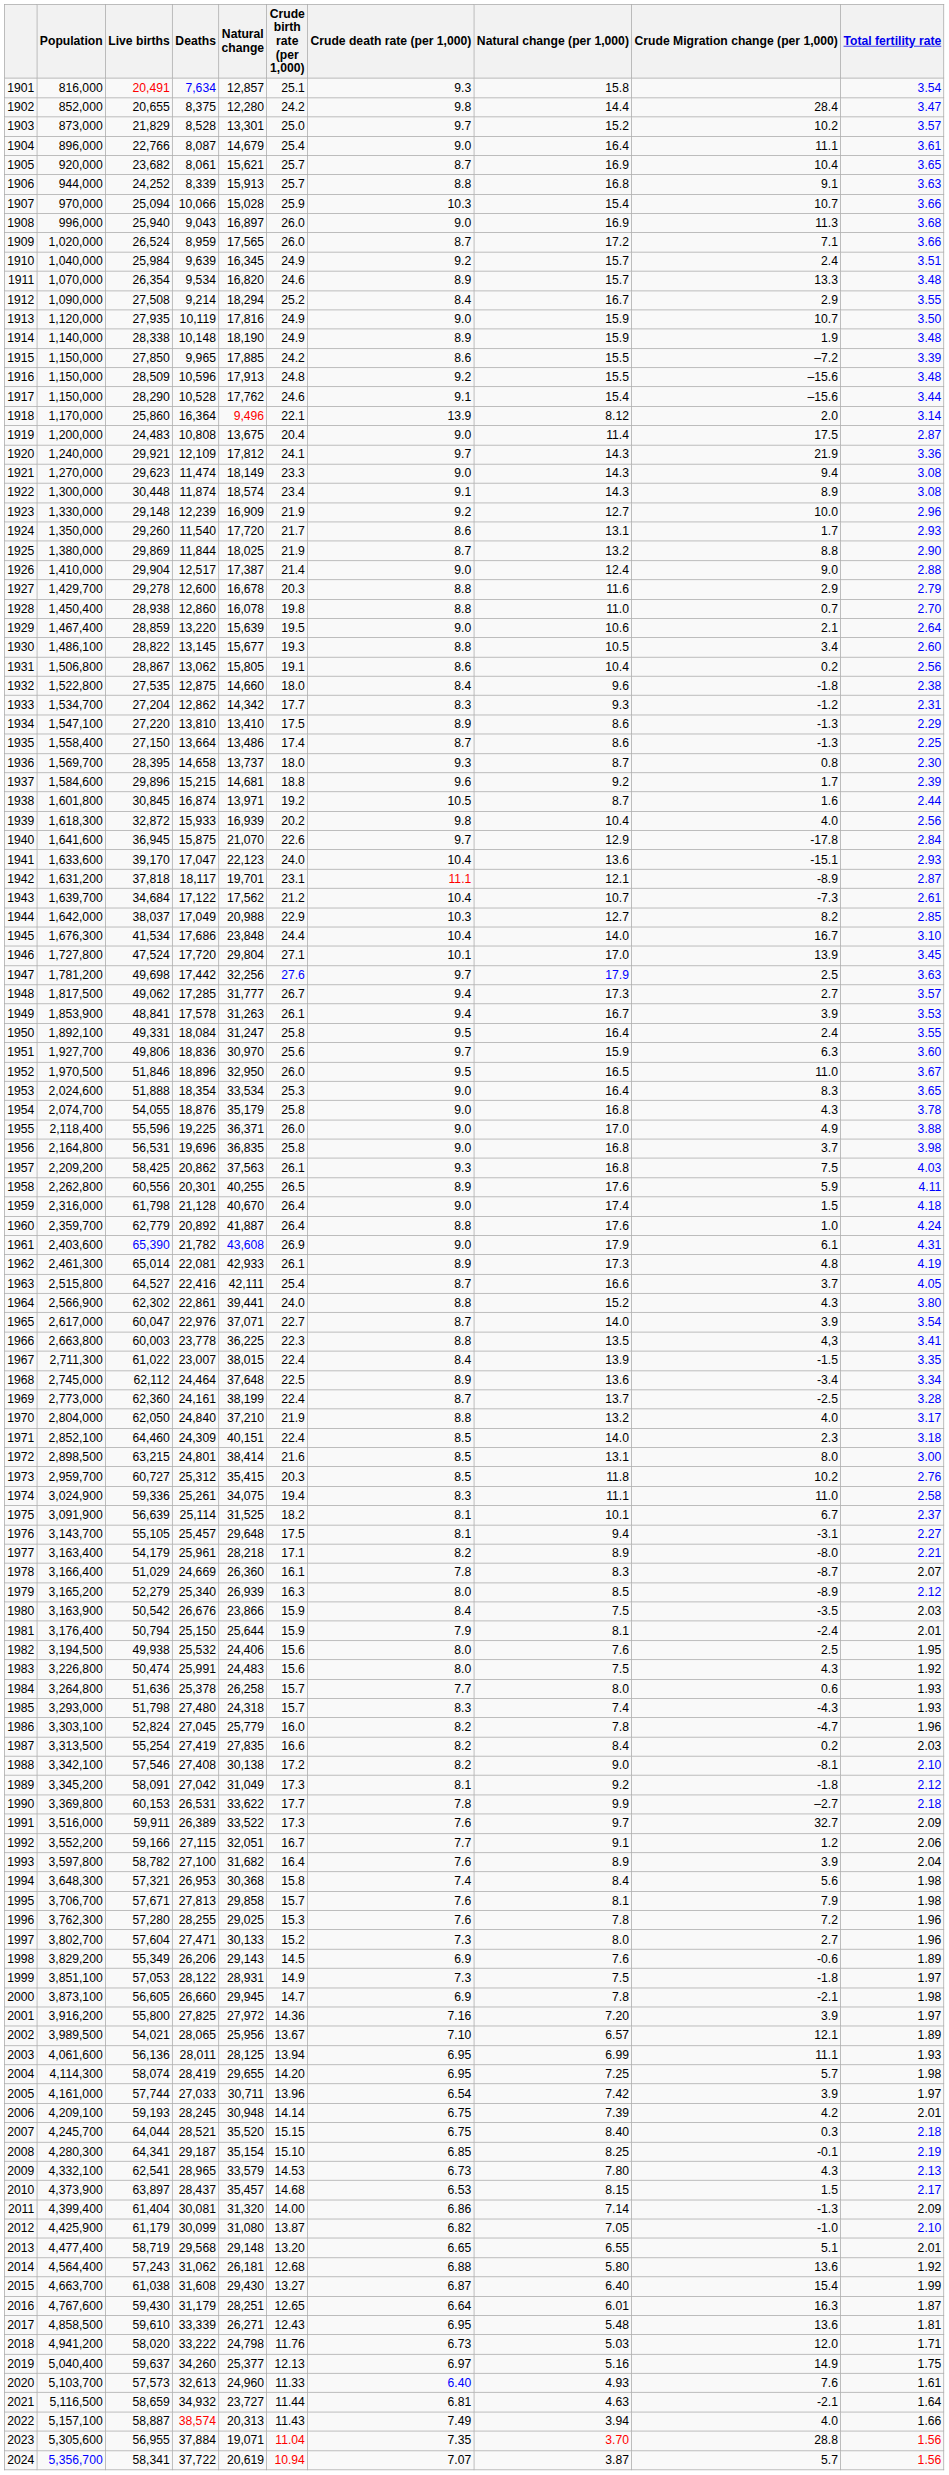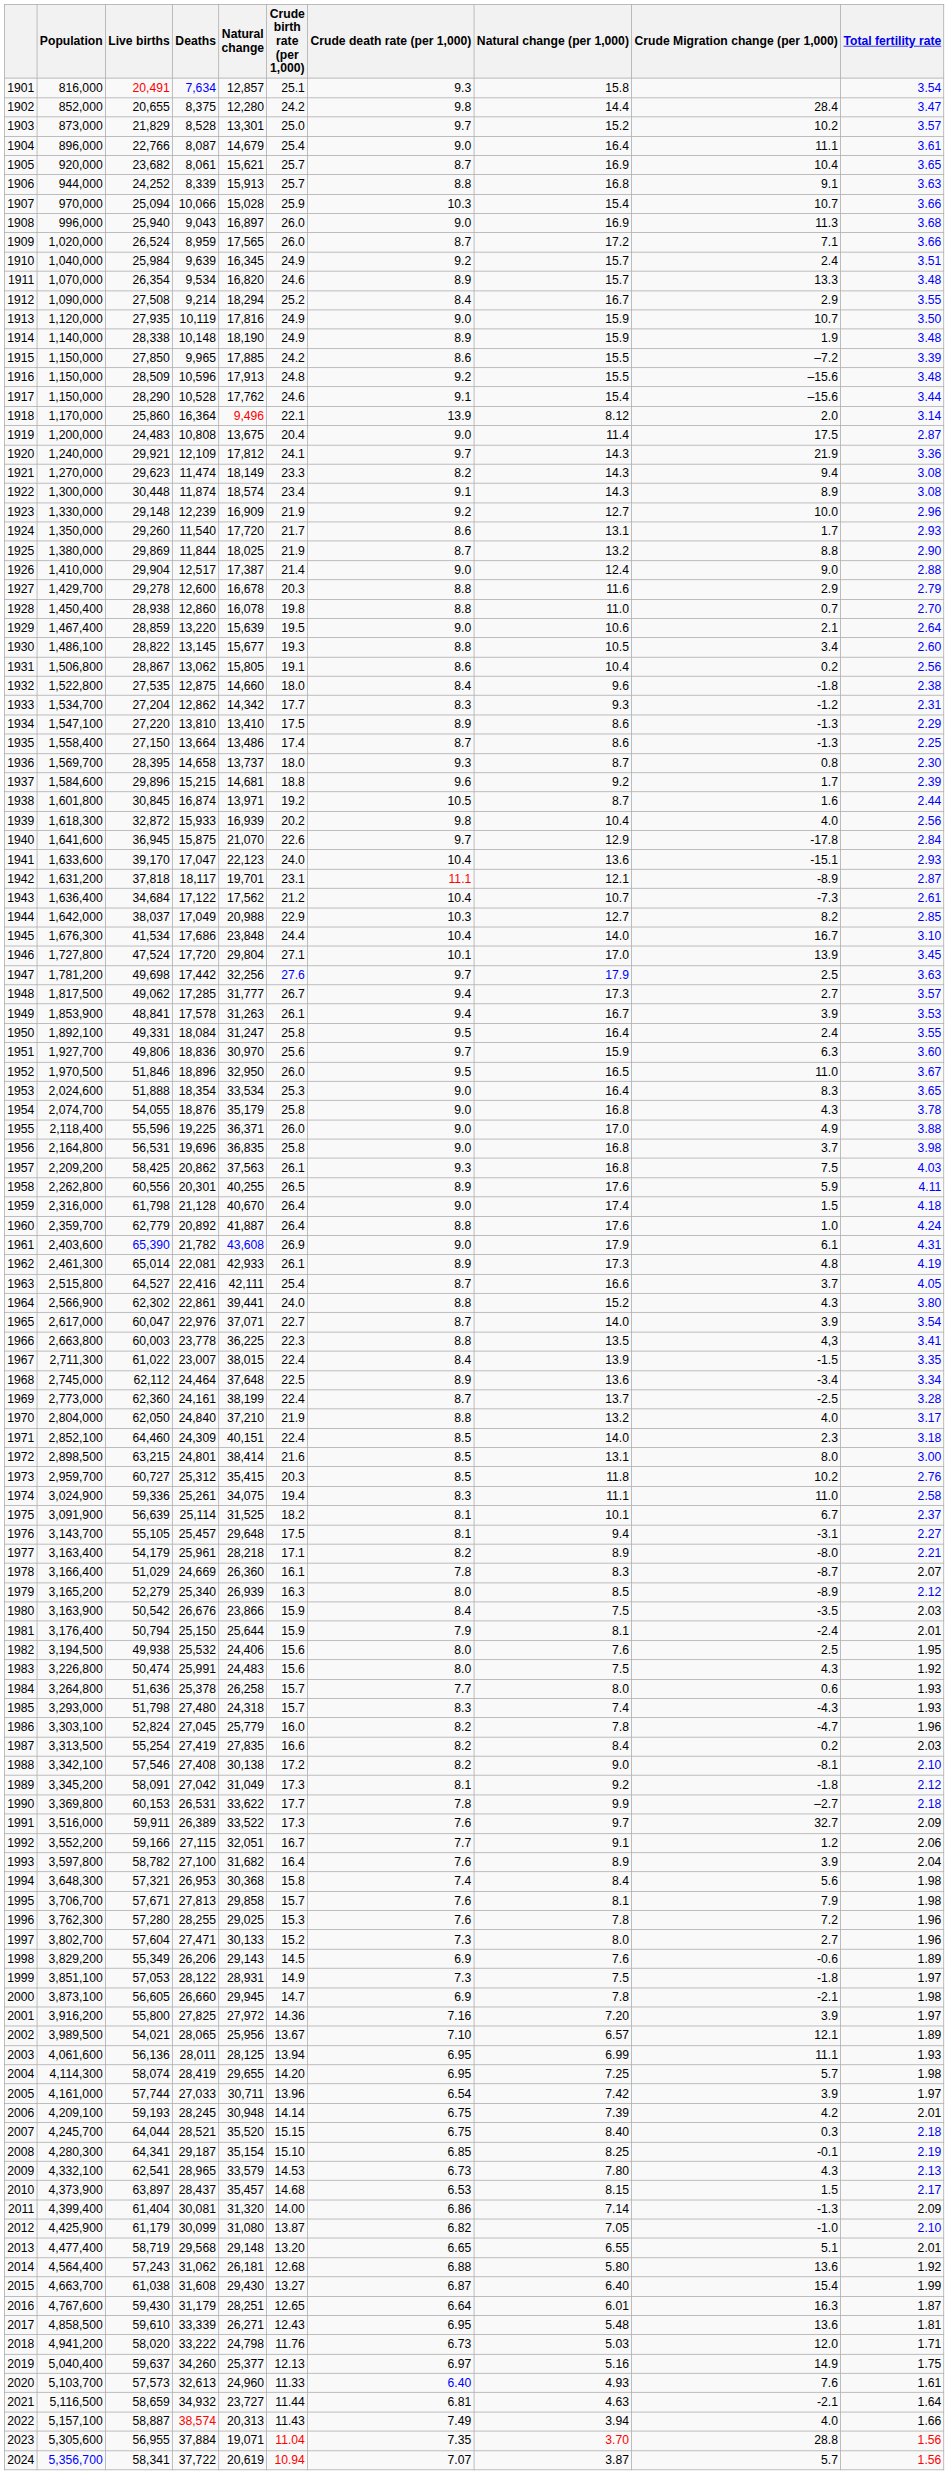(463, 473) 9.0 -> (463, 473) 8.2
(76, 898) 1,639,700 -> (76, 898) 1,636,400
